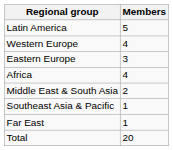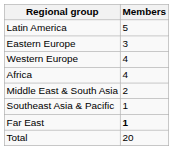rows swapped: (42, 43) <-> (41, 59)
(125, 122) normal -> (125, 122) bold
